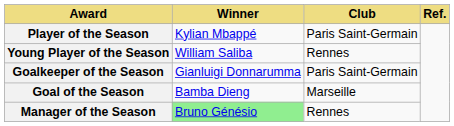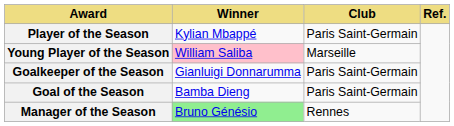(214, 53) no background -> (214, 53) pink background
(328, 53) Rennes -> (331, 53) Marseille
(331, 92) Marseille -> (362, 92) Paris Saint-Germain
